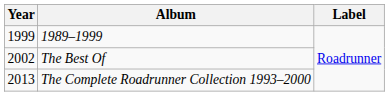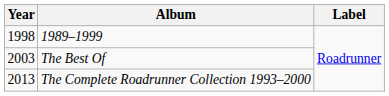(21, 36) 1999 -> (21, 36) 1998
(21, 58) 2002 -> (21, 58) 2003
